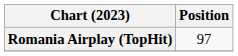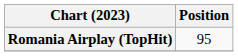(204, 39) 97 -> (204, 39) 95
